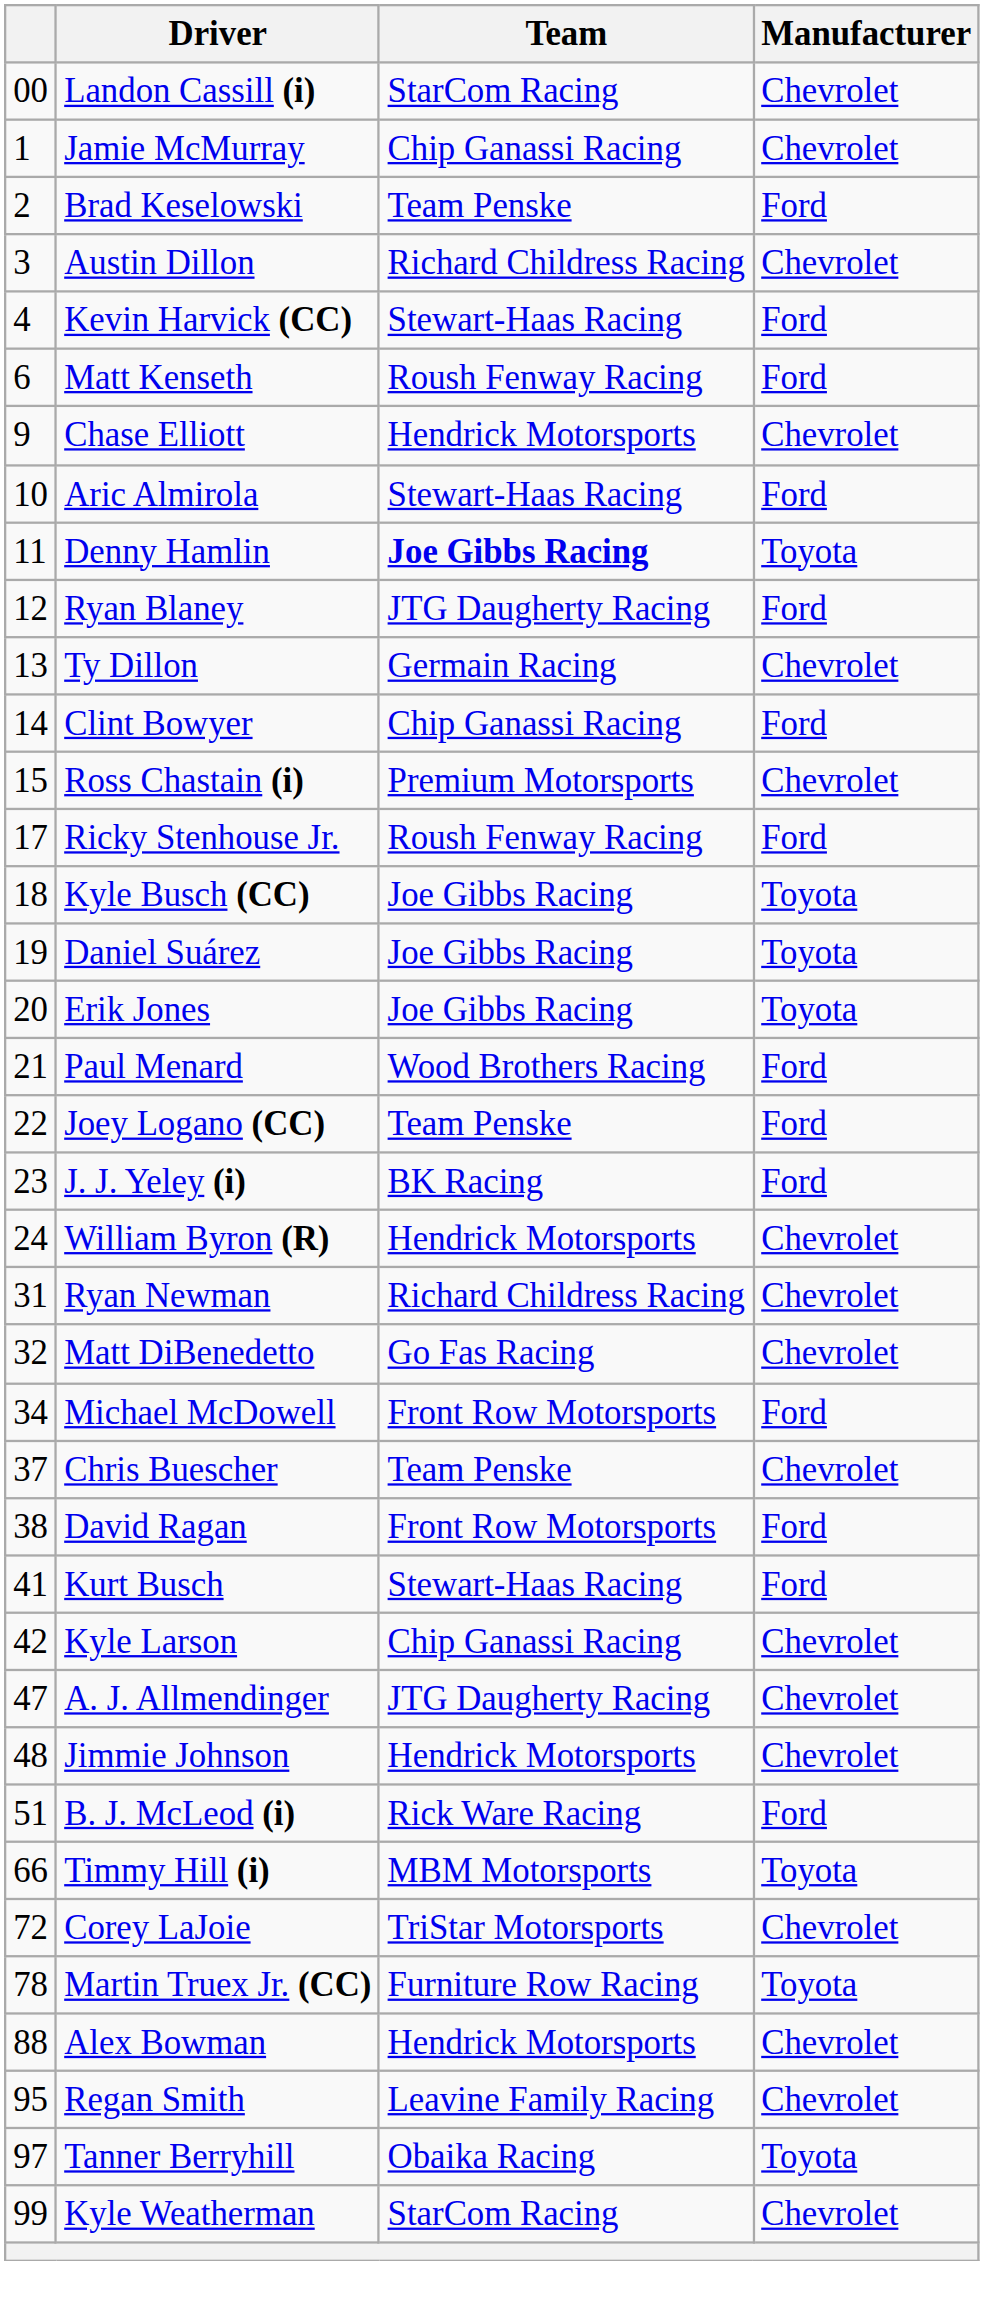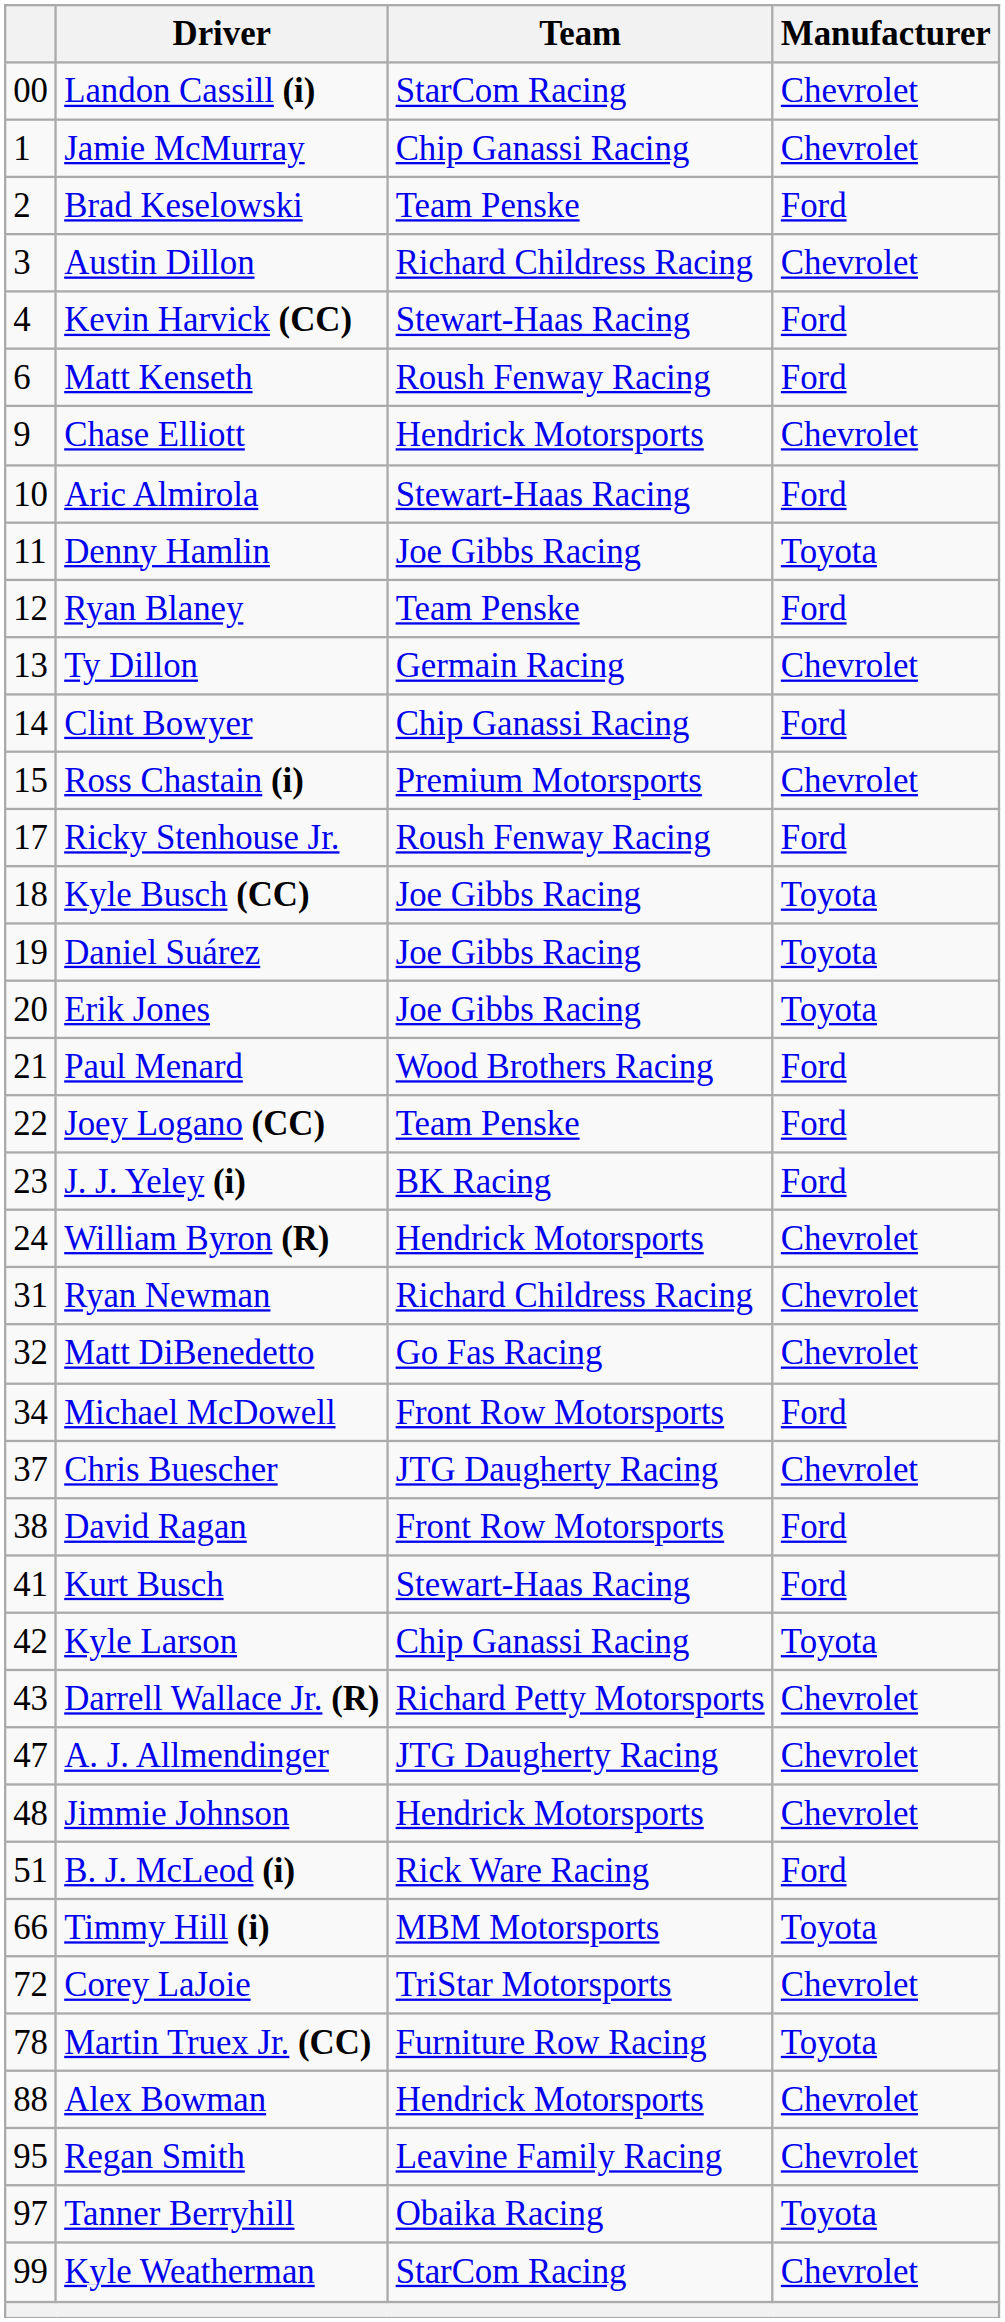(518, 549) bold -> (518, 549) normal
(549, 607) JTG Daugherty Racing -> (488, 607) Team Penske
(480, 1468) Team Penske -> (557, 1468) JTG Daugherty Racing
(830, 1640) Chevrolet -> (829, 1640) Toyota
+ row: (222, 1697)
